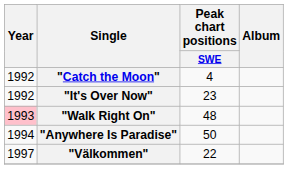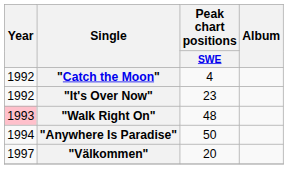(210, 154) 22 -> (210, 154) 20
